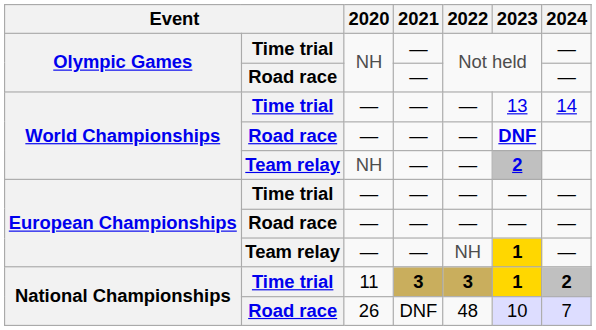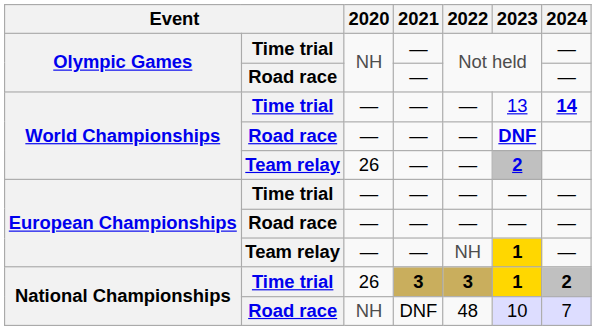(567, 106) normal -> (567, 106) bold
(369, 164) NH -> (369, 164) 26
(369, 281) 11 -> (369, 281) 26
(369, 310) 26 -> (369, 310) NH
